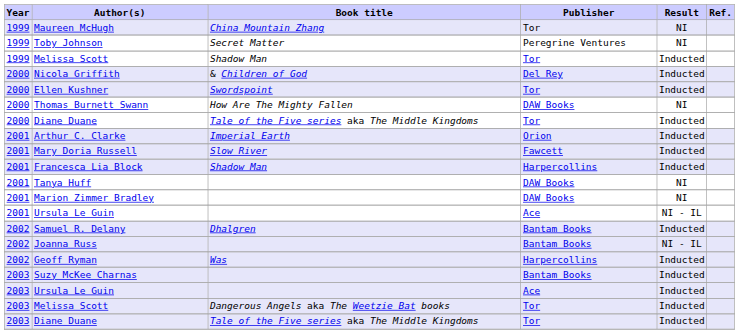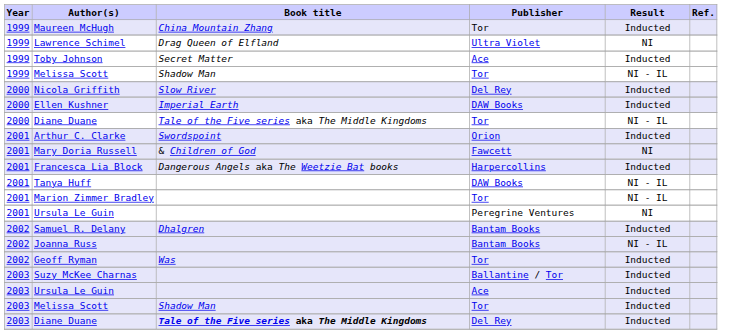(682, 28) NI -> (648, 28) Inducted
+ row: (18, 43)
(589, 43) Peregrine Ventures -> (480, 58) Ace
(682, 43) NI -> (647, 58) Inducted
(682, 58) Inducted -> (648, 74) NI - IL
(259, 74) & Children of God -> (187, 89) Slow River
(241, 89) Swordspoint -> (199, 105) Imperial Earth
(532, 89) Tor -> (497, 105) DAW Books
- row: (18, 105)
(682, 120) Inducted -> (648, 120) NI - IL
(250, 136) Imperial Earth -> (190, 136) Swordspoint
(239, 151) Slow River -> (207, 151) & Children of God
(682, 151) Inducted -> (647, 151) NI
(239, 167) Shadow Man -> (279, 167) Dangerous Angels aka The Weetzie Bat books
(682, 182) NI -> (648, 182) NI - IL
(549, 198) DAW Books -> (480, 198) Tor
(682, 198) NI -> (648, 198) NI - IL
(532, 213) Ace -> (537, 213) Peregrine Ventures
(682, 213) NI - IL -> (647, 213) NI
(560, 260) Harpercollins -> (480, 260) Tor
(557, 275) Bantam Books -> (517, 275) Ballantine / Tor
(330, 306) Dangerous Angels aka The Weetzie Bat books -> (187, 306) Shadow Man
(344, 321) normal -> (293, 321) bold
(532, 321) Tor -> (492, 321) Del Rey
